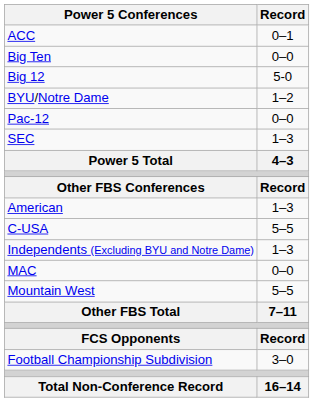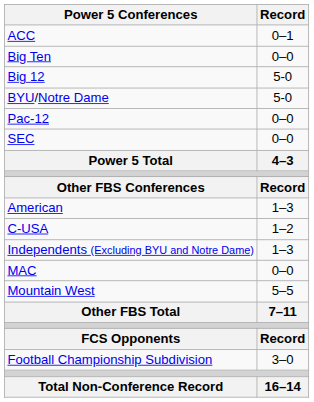(283, 98) 1–2 -> (283, 98) 5-0
(283, 139) 1–3 -> (283, 139) 0–0
(283, 229) 5–5 -> (283, 229) 1–2
